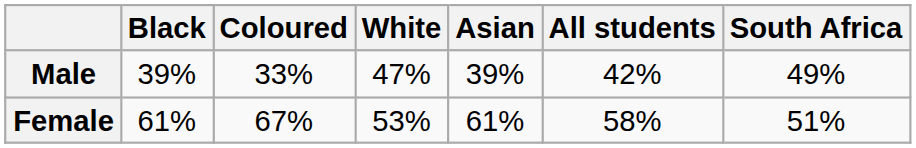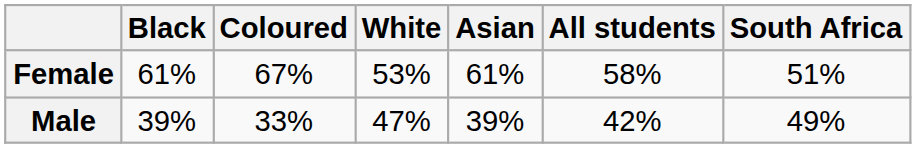rows swapped: (64, 120) <-> (64, 74)
